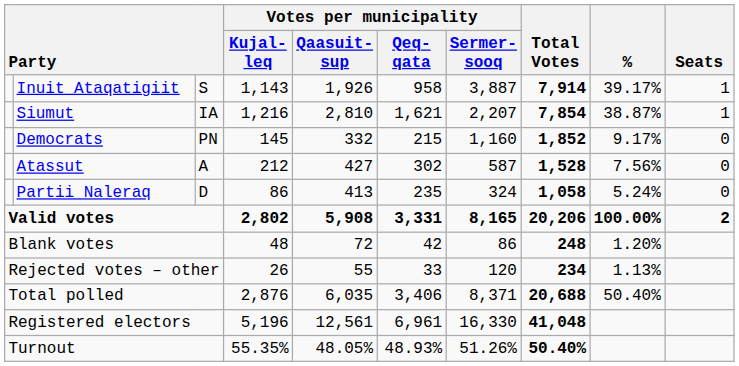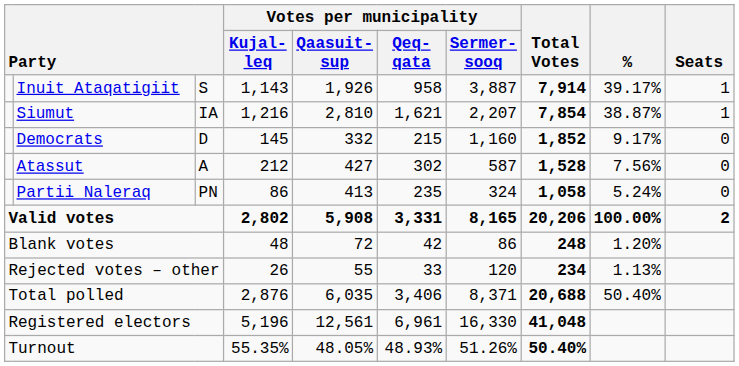(208, 140) PN -> (203, 140) D
(203, 192) D -> (208, 192) PN
